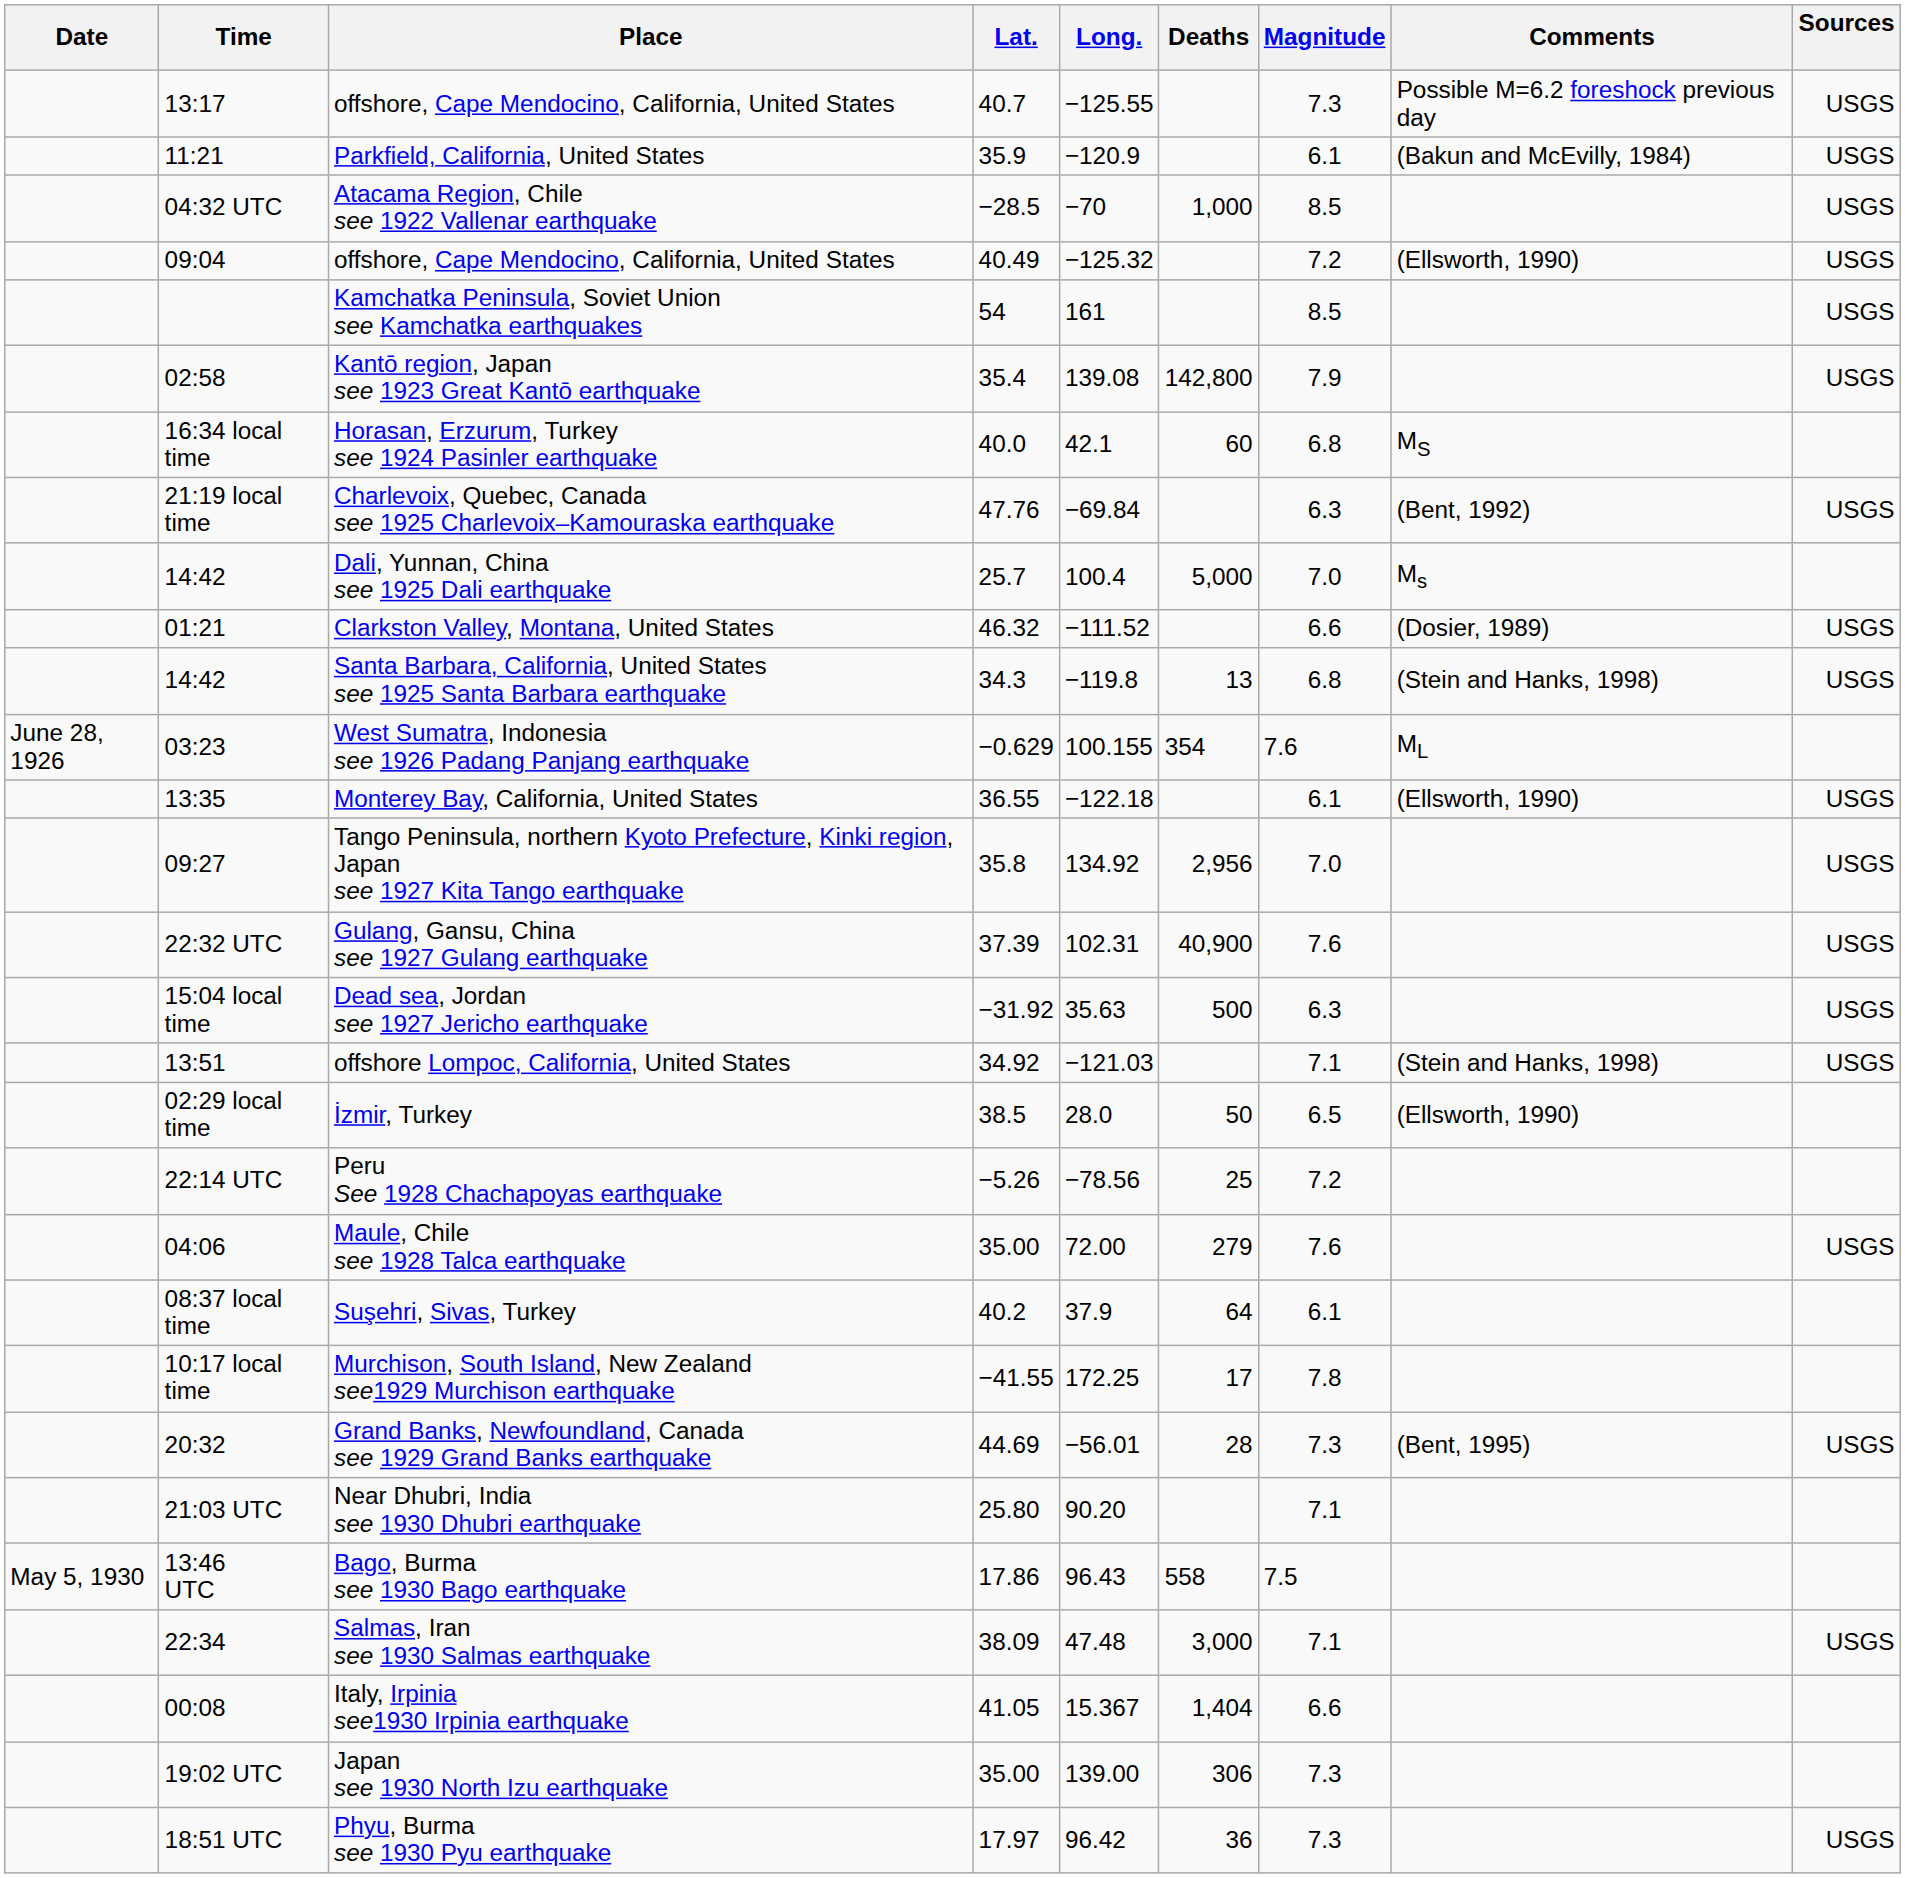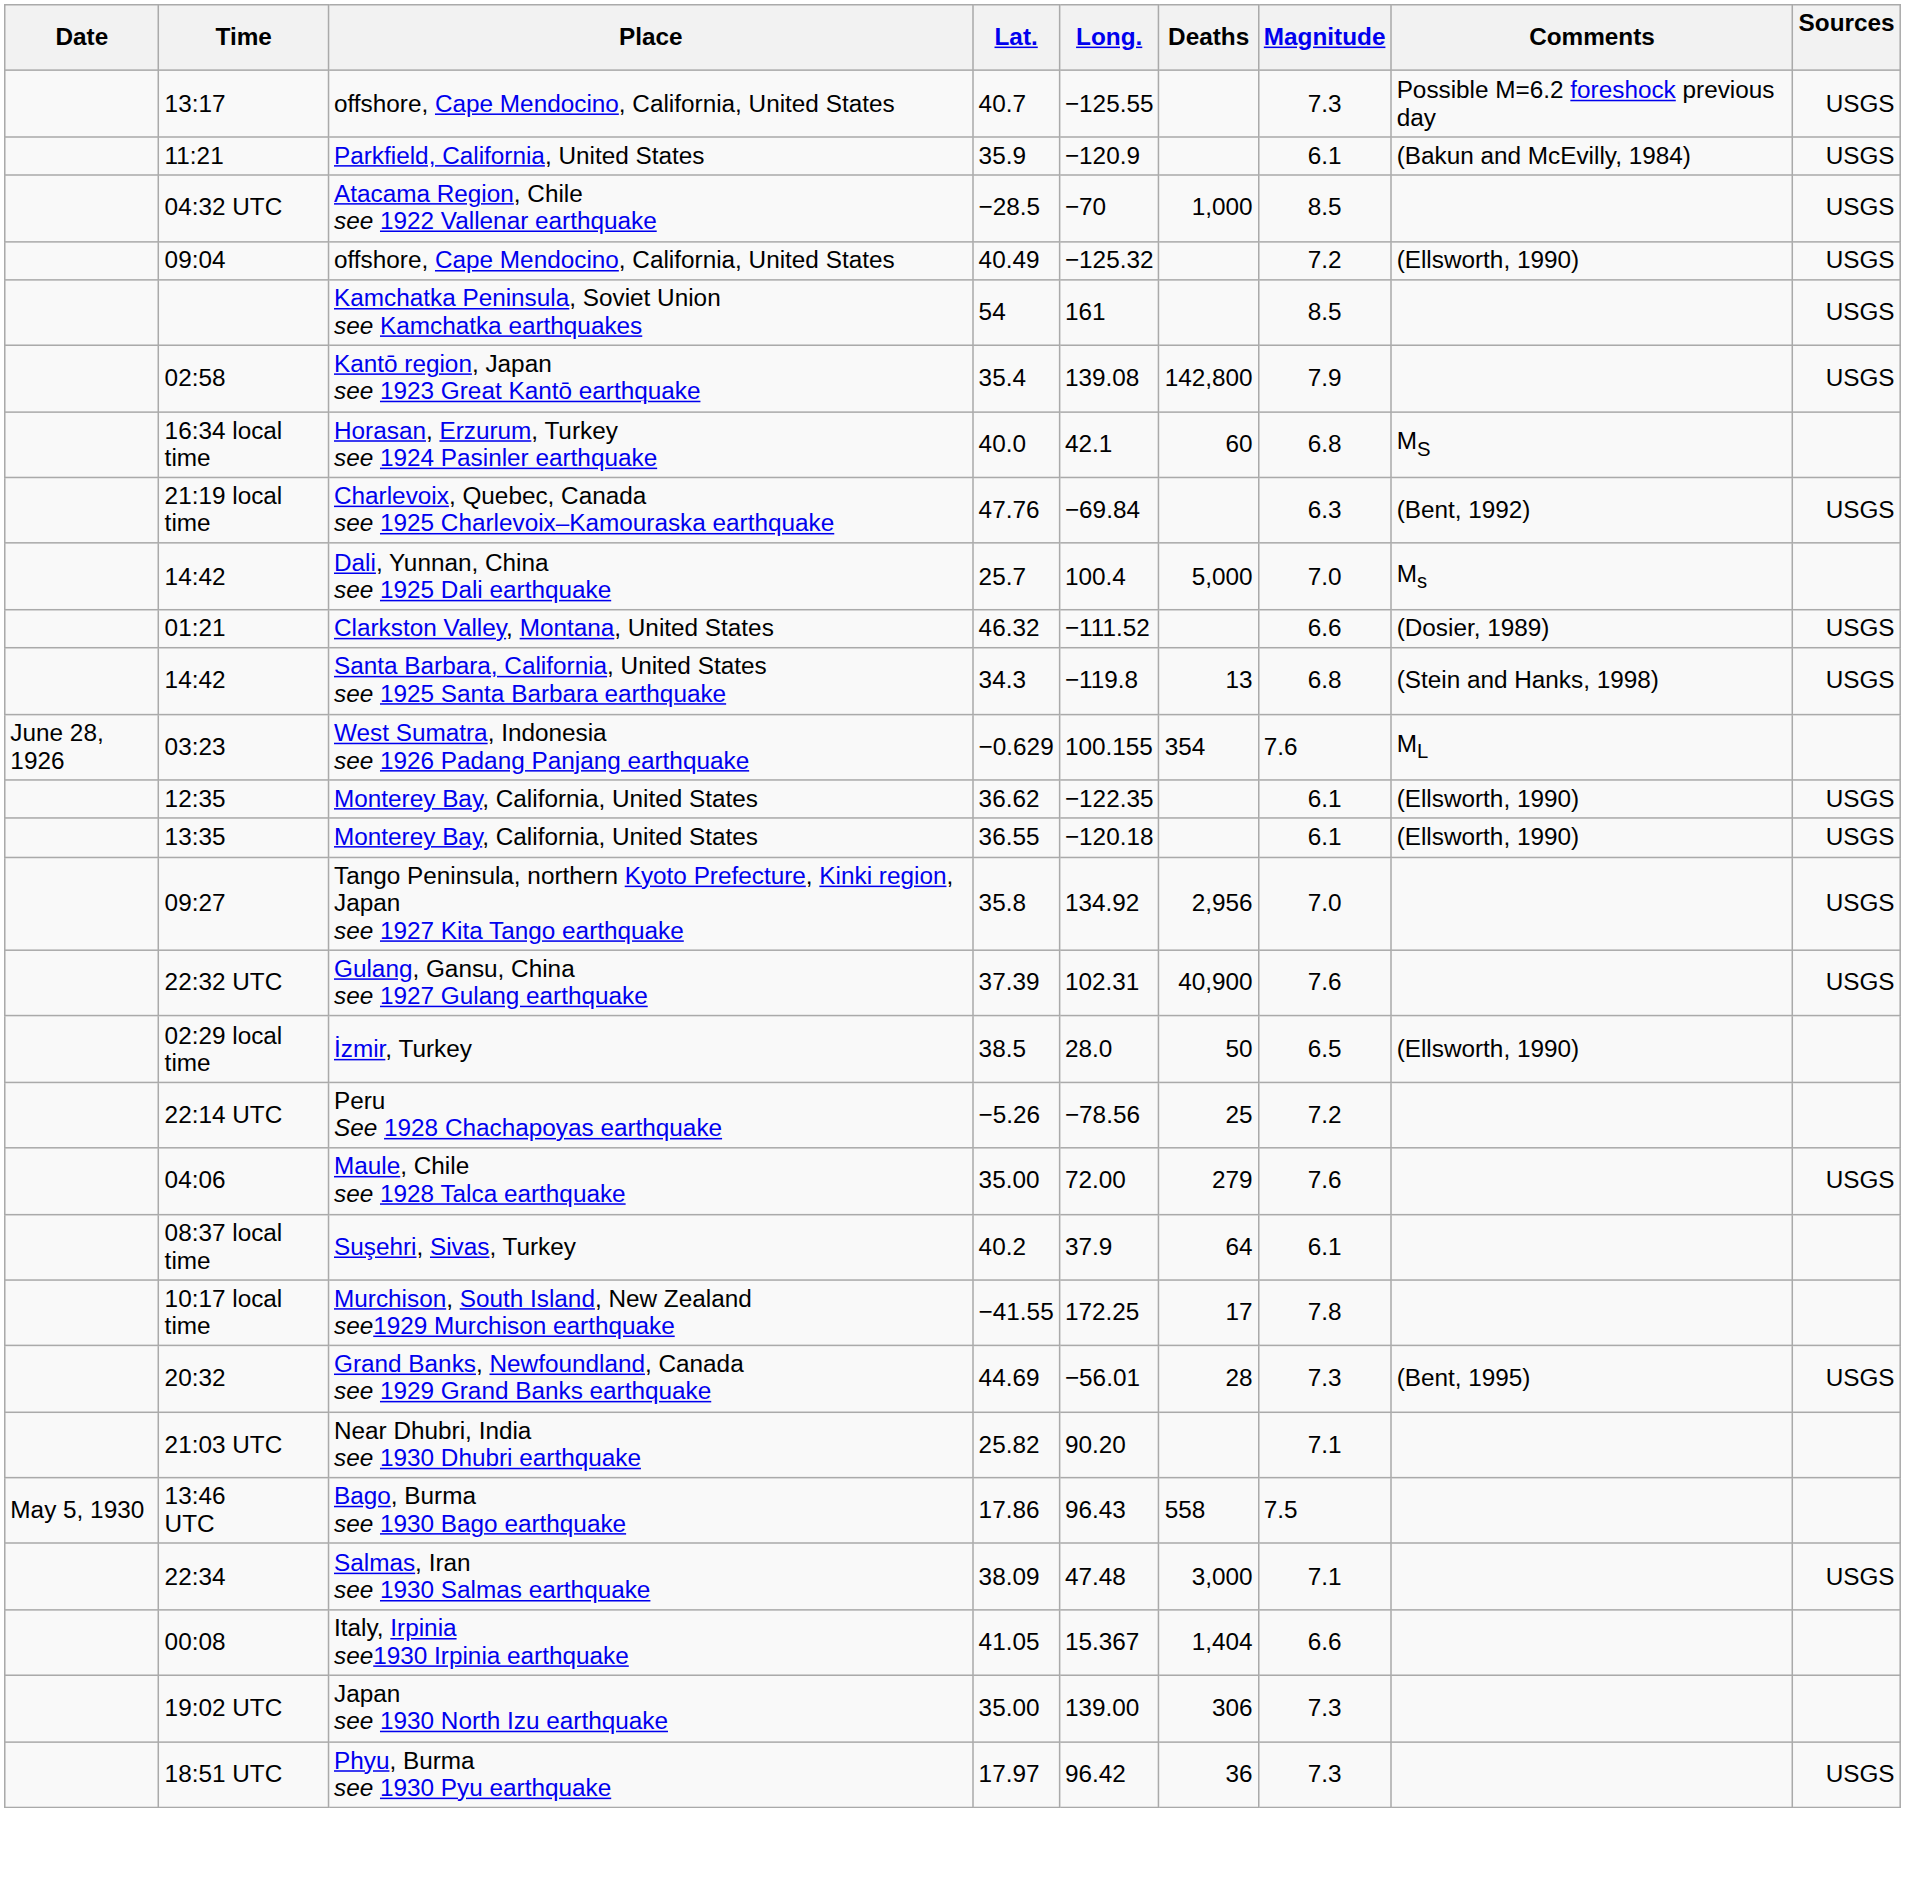+ row: (195, 798)
(1109, 798) −122.18 -> (1109, 837) −120.18
- row: (223, 1010)
- row: (195, 1062)
(1009, 1510) 25.80 -> (1009, 1444) 25.82
